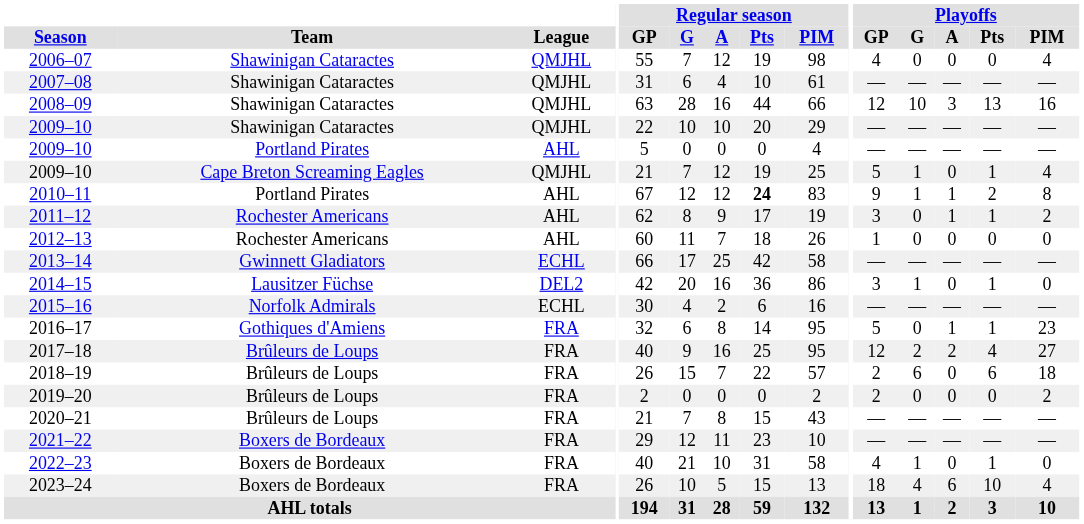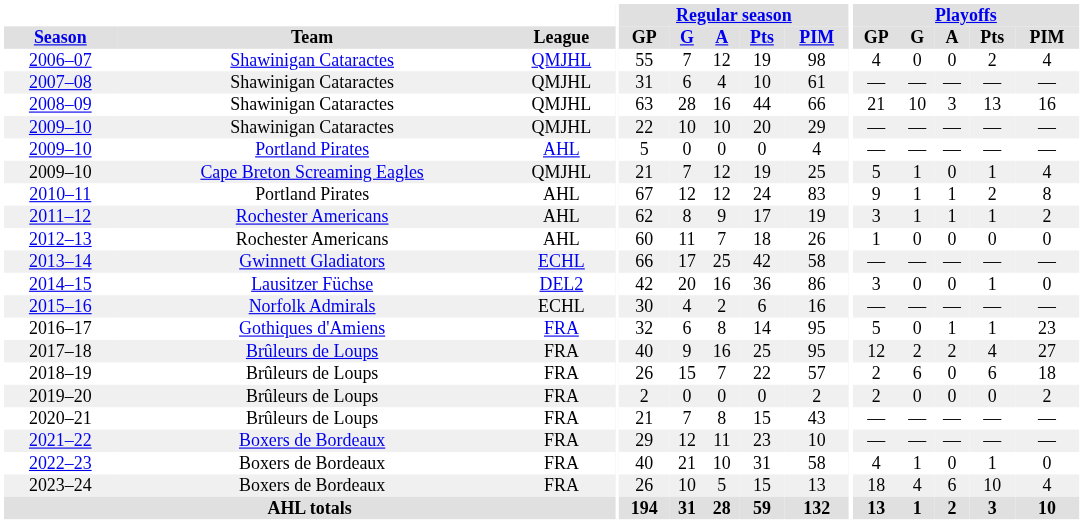(992, 59) 0 -> (992, 59) 2
(876, 104) 12 -> (876, 104) 21
(762, 194) bold -> (762, 194) normal
(917, 216) 0 -> (917, 216) 1
(917, 283) 1 -> (917, 283) 0
